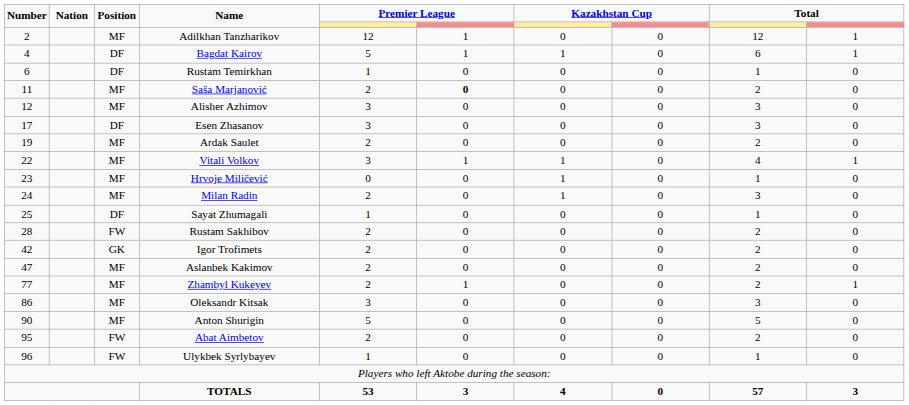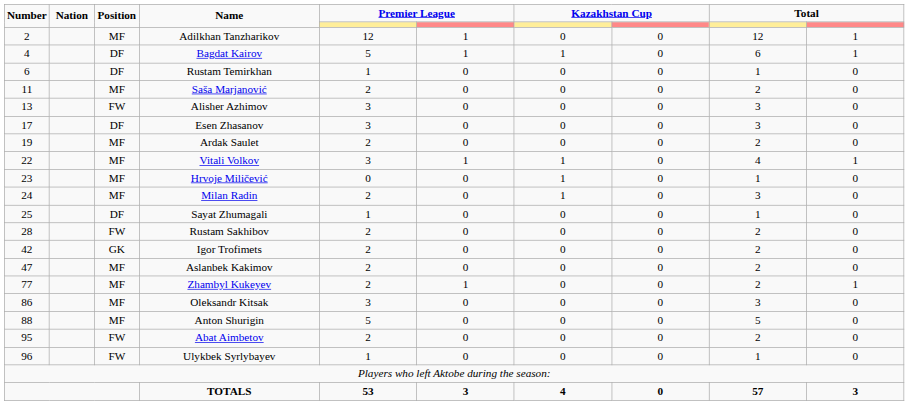(465, 89) bold -> (465, 89) normal
(27, 107) 12 -> (27, 107) 13
(117, 107) MF -> (117, 107) FW
(27, 320) 90 -> (27, 320) 88
